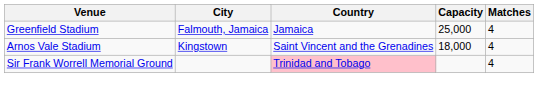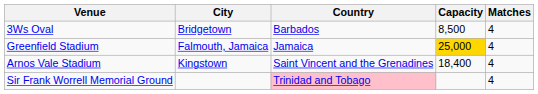+ row: (30, 30)
(455, 30) no background -> (455, 47) gold background
(455, 47) 18,000 -> (455, 64) 18,400
